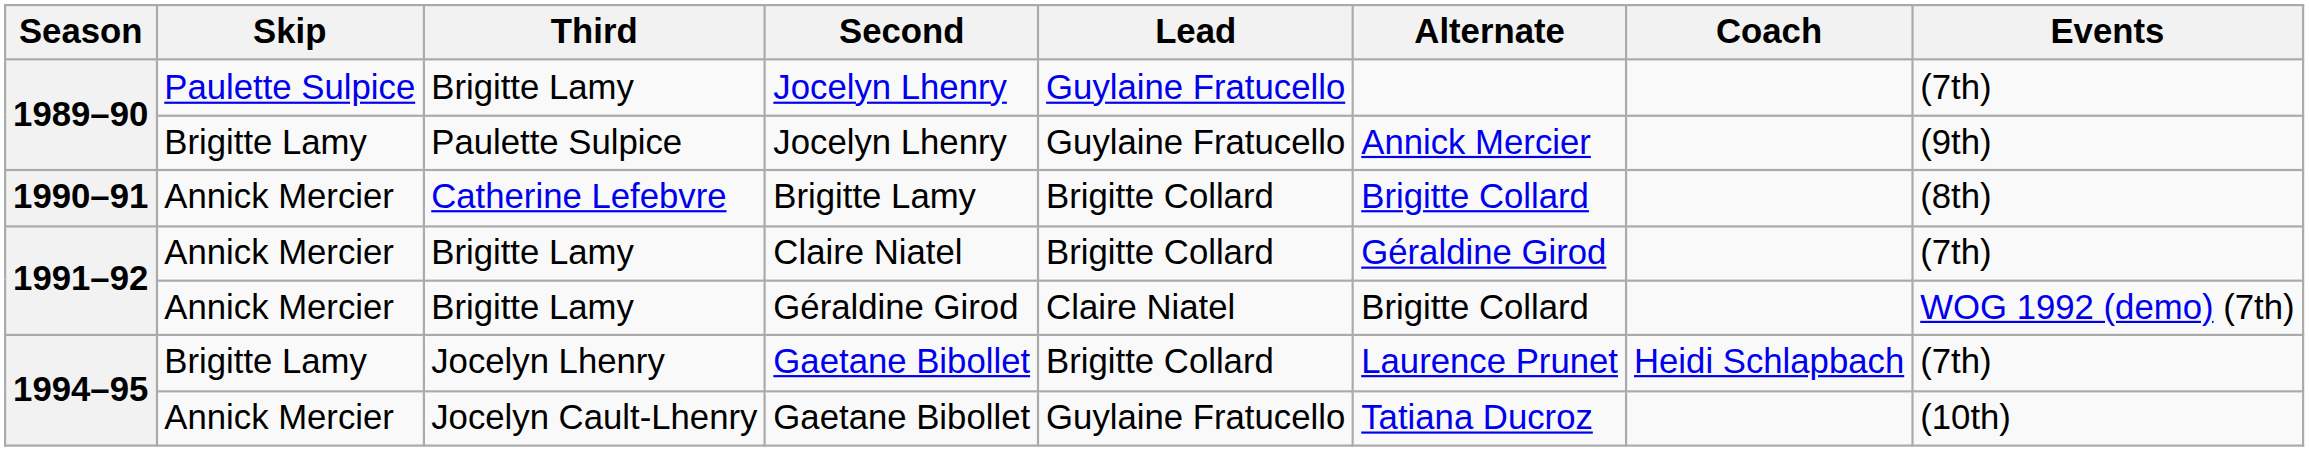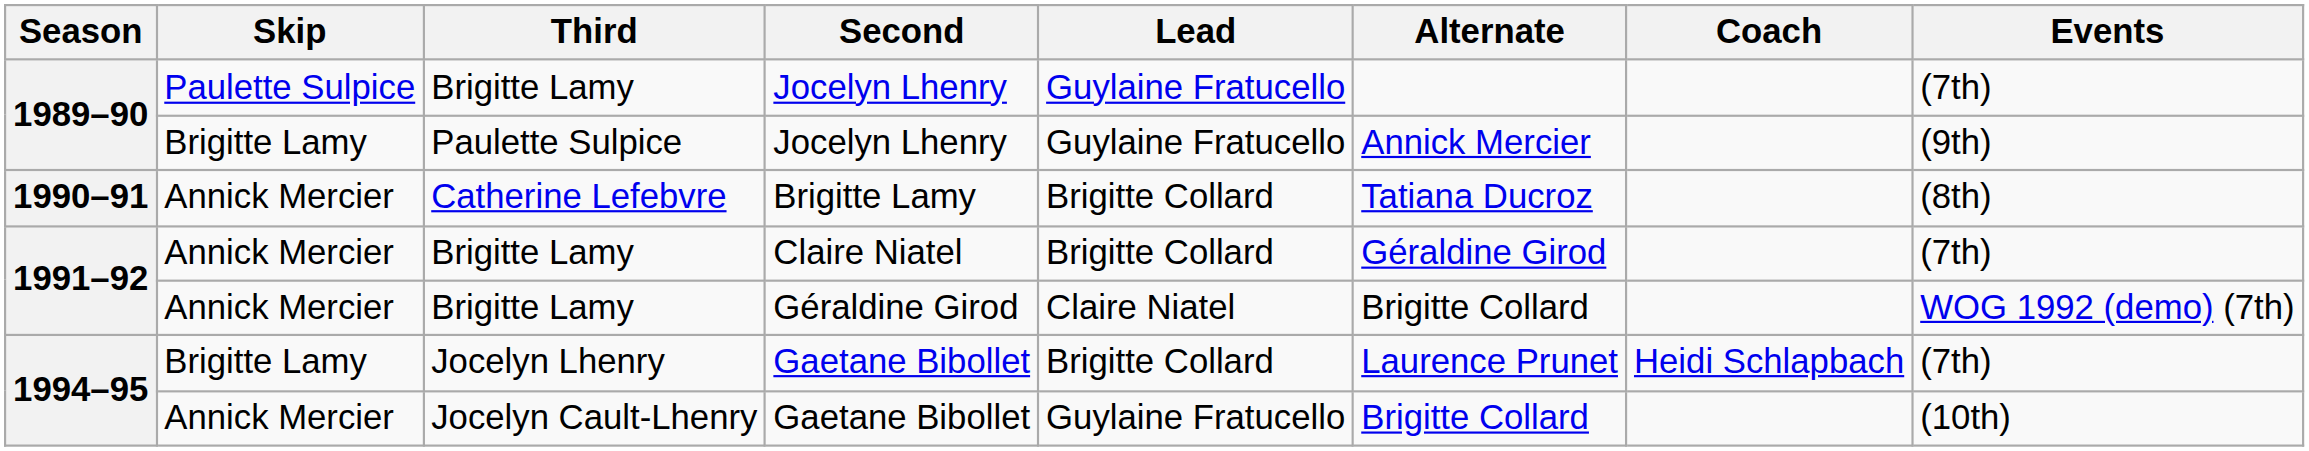(1475, 197) Brigitte Collard -> (1477, 197) Tatiana Ducroz
(1477, 417) Tatiana Ducroz -> (1475, 417) Brigitte Collard
